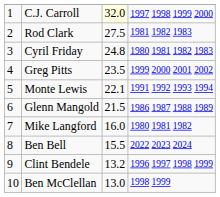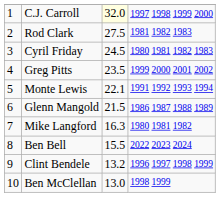(115, 51) 24.8 -> (115, 51) 24.5
(115, 126) 16.0 -> (115, 126) 16.3
